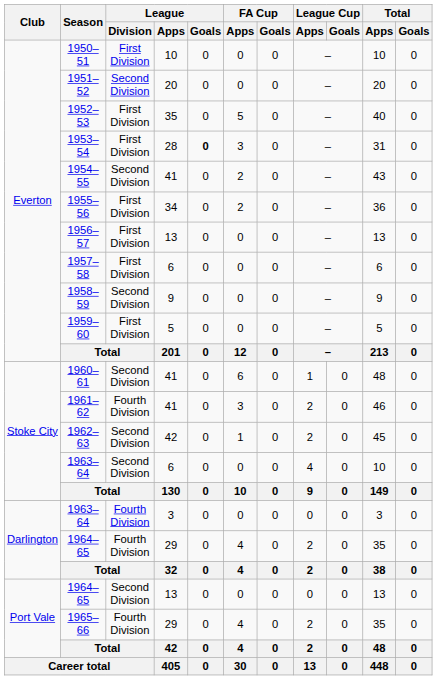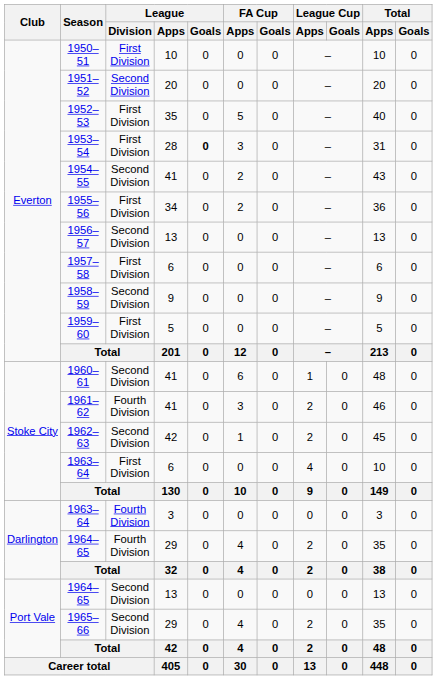(130, 237) First Division -> (130, 237) Second Division
(130, 467) Second Division -> (130, 467) First Division
(130, 624) Fourth Division -> (130, 624) Second Division
